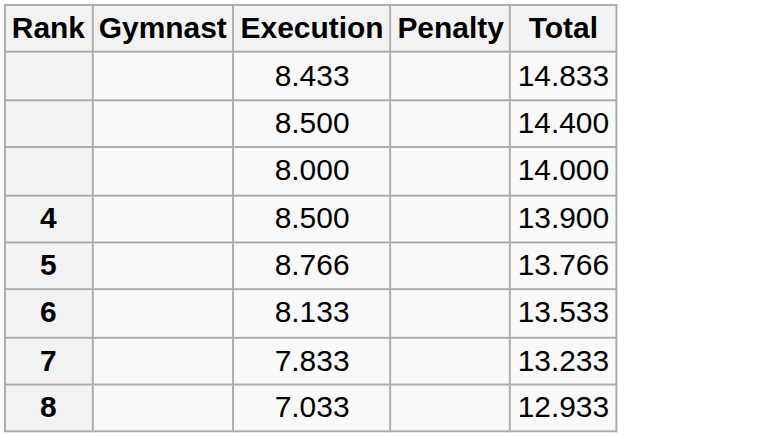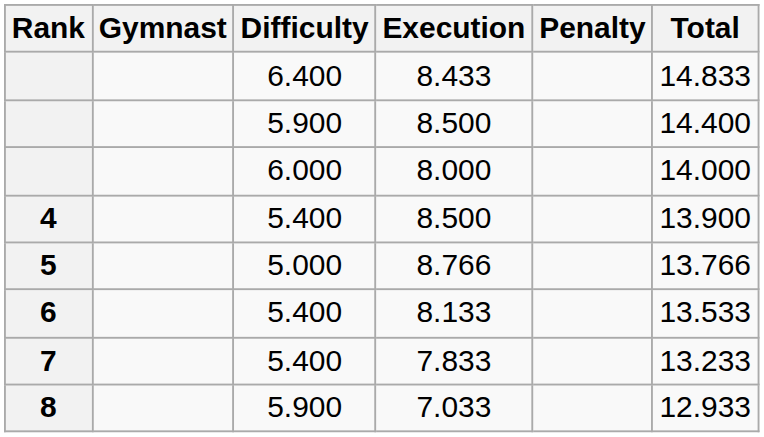+ column: (305, 28)
